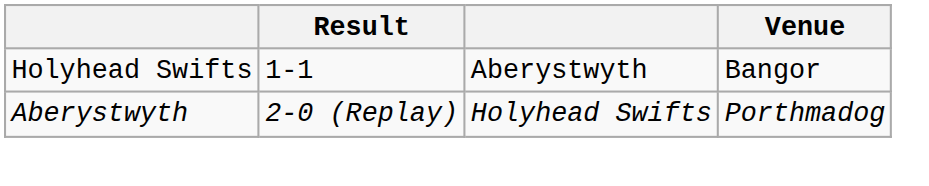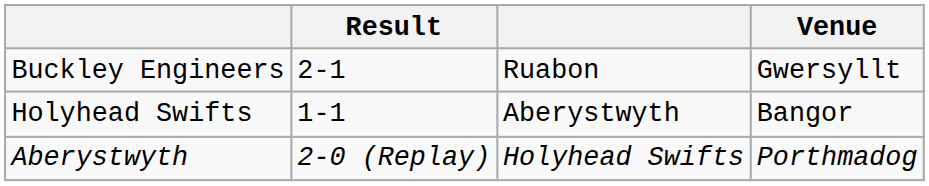+ row: (148, 70)
